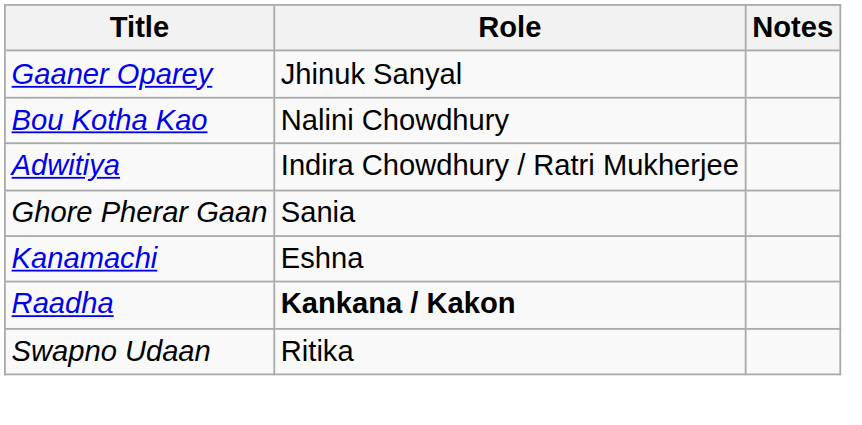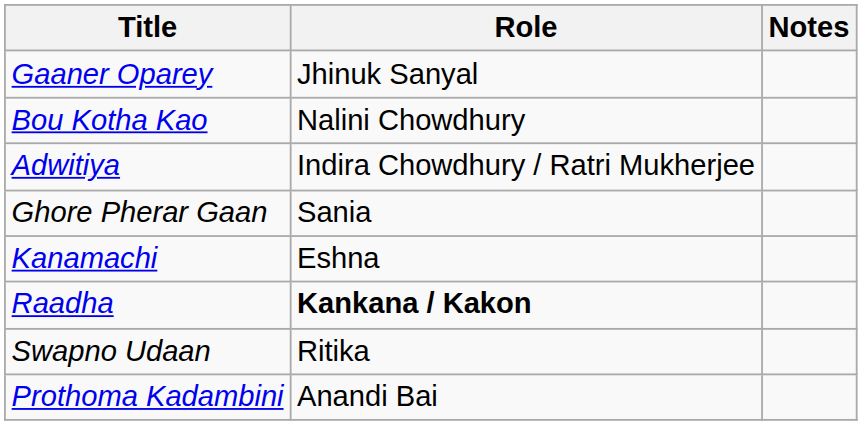+ row: (148, 397)
